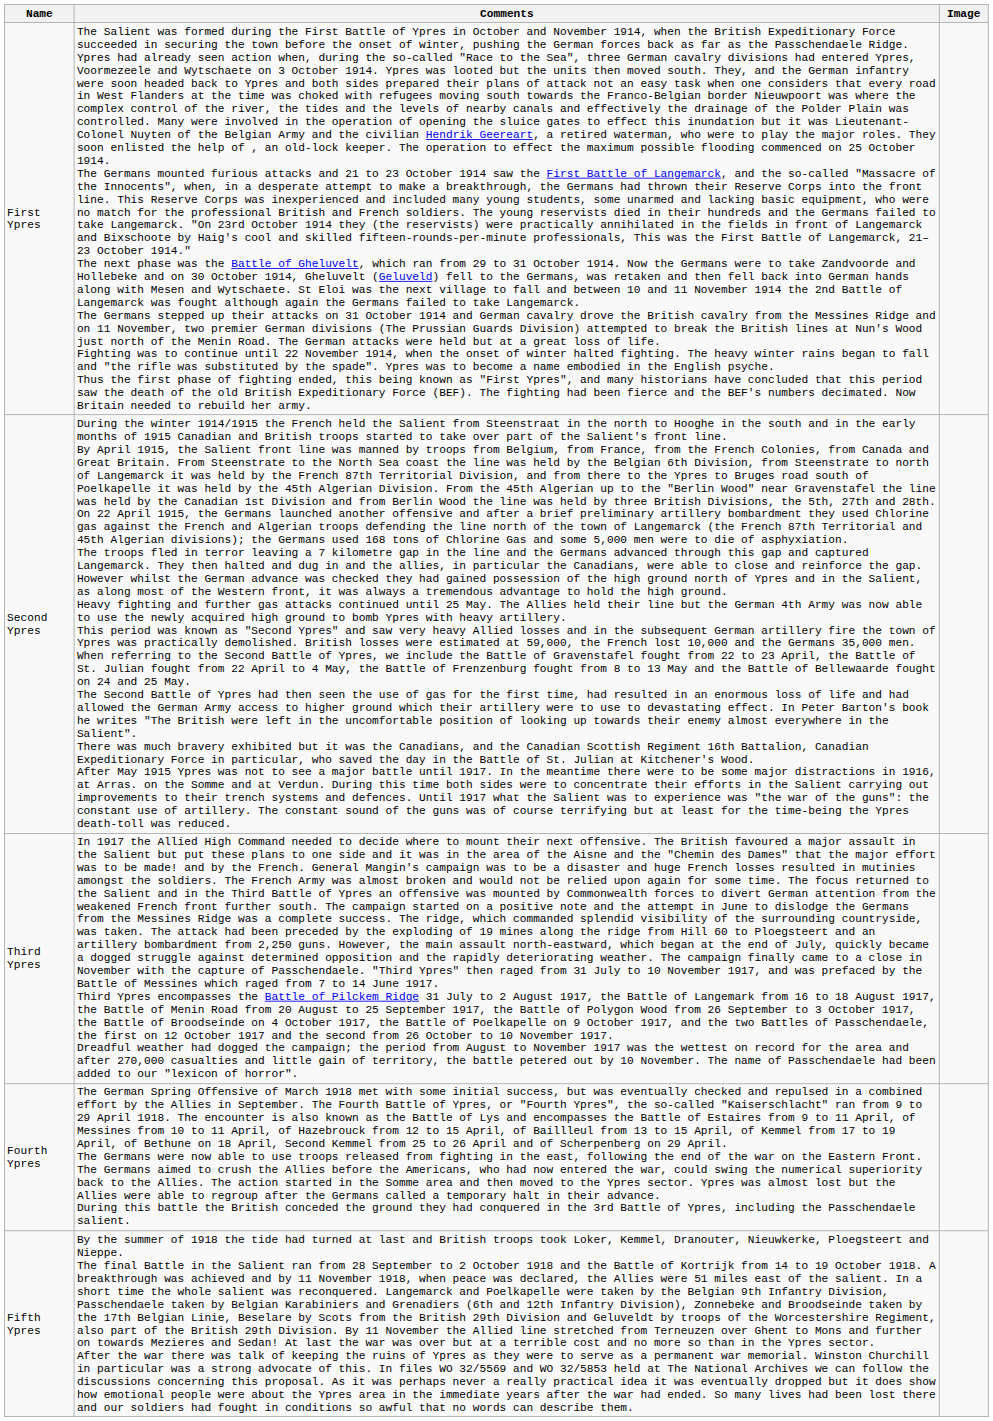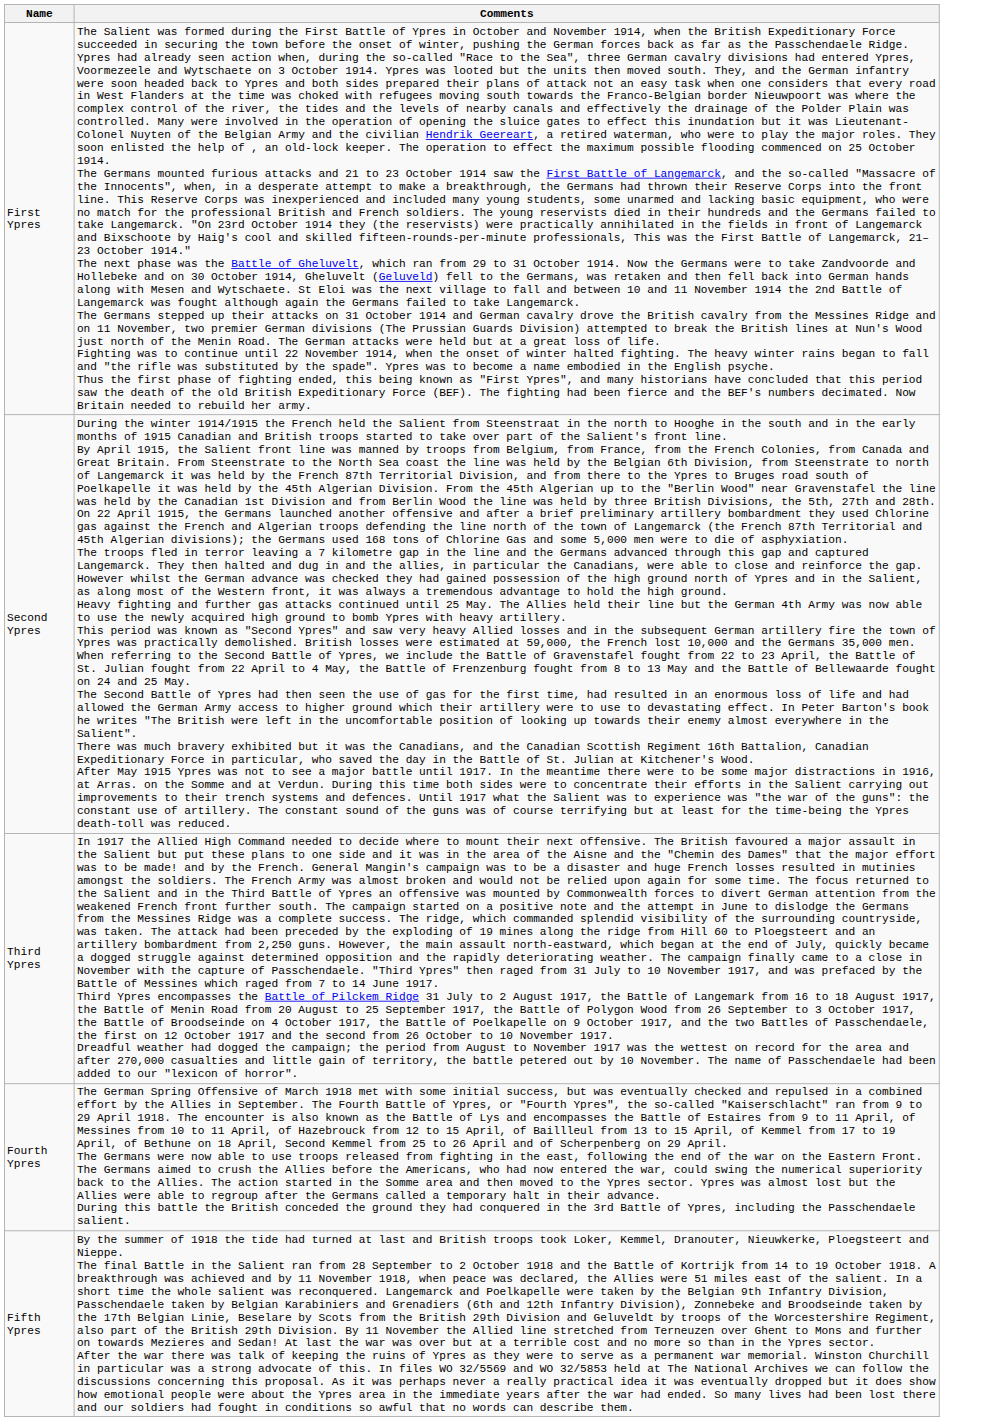- column: (964, 14)
